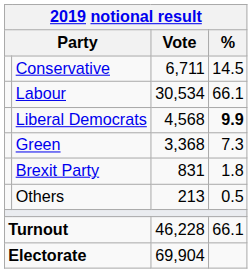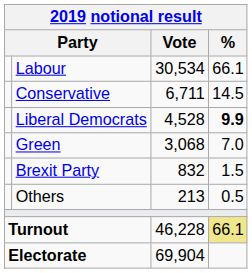rows swapped: (41, 94) <-> (63, 68)
(185, 119) 4,568 -> (185, 119) 4,528
(185, 145) 3,368 -> (185, 145) 3,068
(232, 145) 7.3 -> (232, 145) 7.0
(191, 171) 831 -> (191, 171) 832
(232, 171) 1.8 -> (232, 171) 1.5
(228, 229) no background -> (228, 229) khaki background
